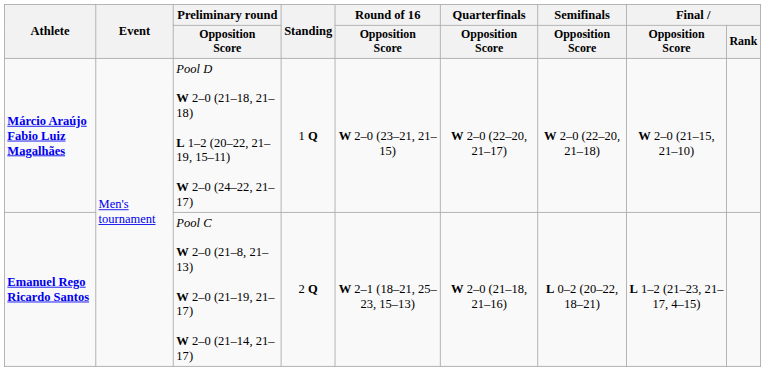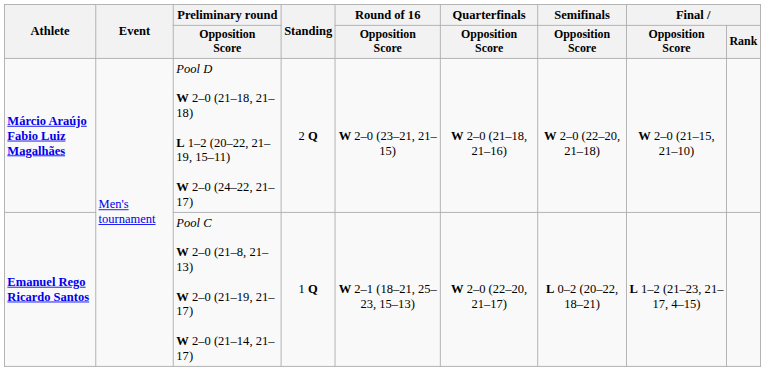(308, 135) 1 Q -> (308, 135) 2 Q
(489, 143) W 2–0 (22–20, 21–17) -> (489, 143) W 2–0 (21–18, 21–16)
(308, 289) 2 Q -> (308, 289) 1 Q
(489, 297) W 2–0 (21–18, 21–16) -> (489, 297) W 2–0 (22–20, 21–17)
